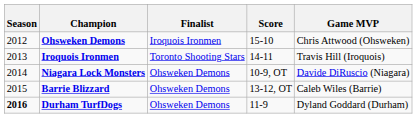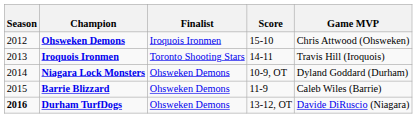(353, 72) Davide DiRuscio (Niagara) -> (353, 72) Dyland Goddard (Durham)
(271, 89) 13-12, OT -> (259, 89) 11-9
(259, 105) 11-9 -> (271, 105) 13-12, OT
(353, 105) Dyland Goddard (Durham) -> (353, 105) Davide DiRuscio (Niagara)
